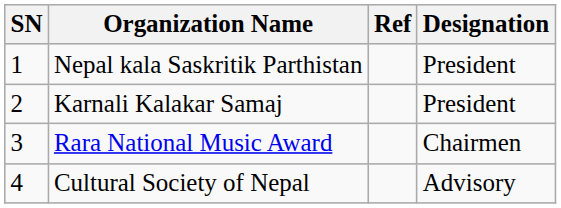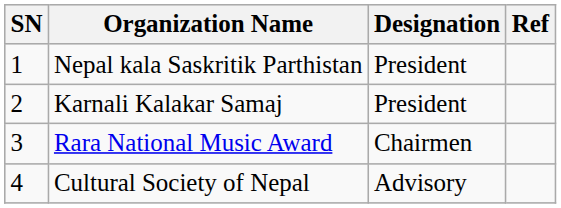columns swapped: (486, 24) <-> (393, 24)
